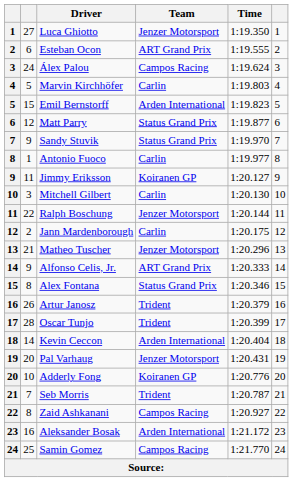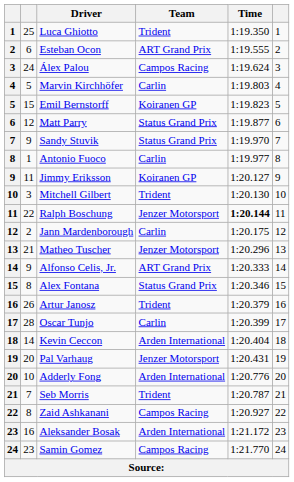(29, 31) 27 -> (29, 31) 25
(179, 31) Jenzer Motorsport -> (155, 31) Trident
(182, 104) Arden International -> (167, 104) Koiranen GP
(152, 194) Carlin -> (155, 194) Trident
(250, 213) normal -> (250, 213) bold
(155, 322) Trident -> (152, 322) Carlin
(167, 376) Koiranen GP -> (182, 376) Arden International
(29, 449) 25 -> (29, 449) 23
